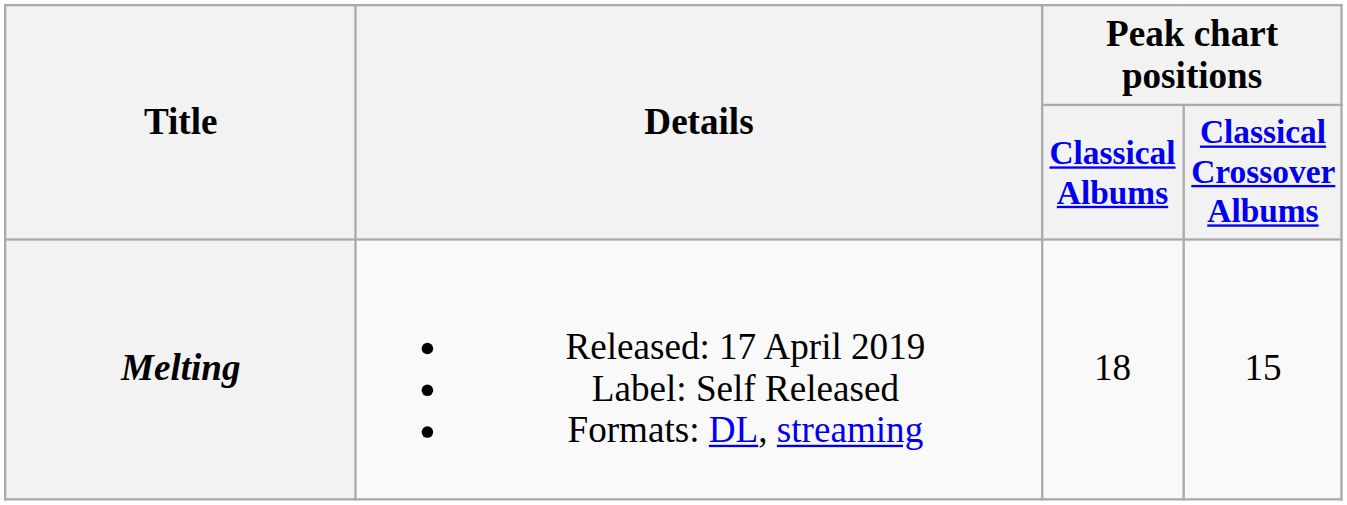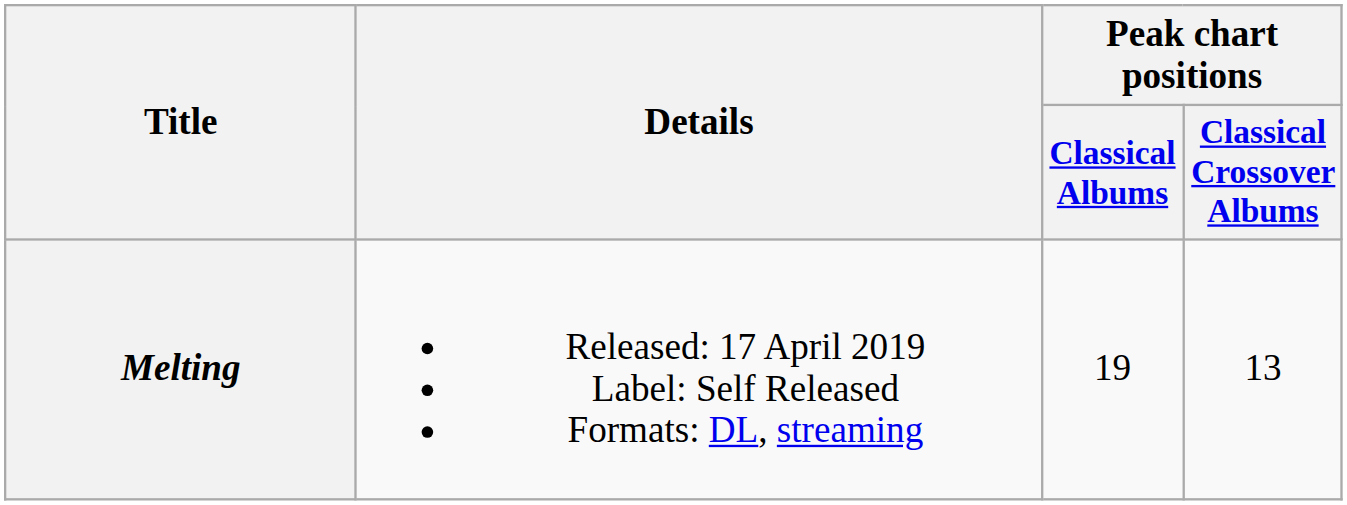(1113, 368) 18 -> (1113, 368) 19
(1263, 368) 15 -> (1263, 368) 13
